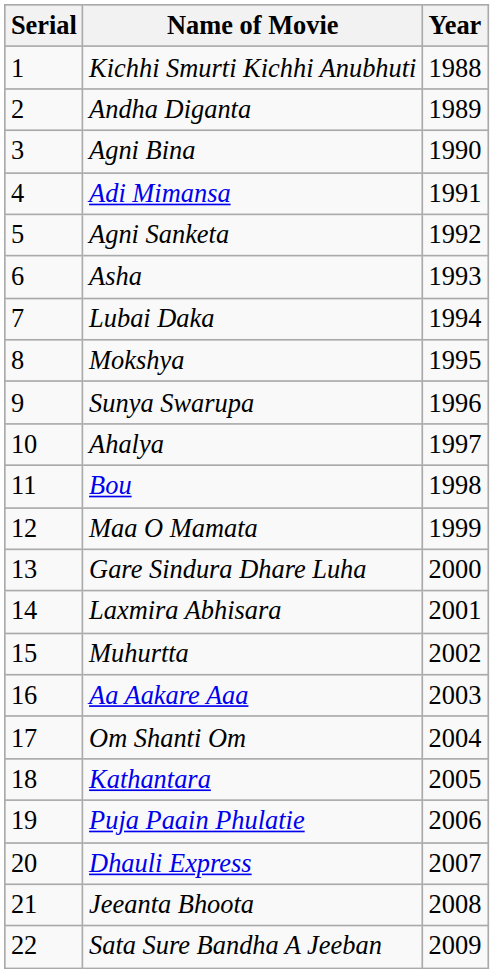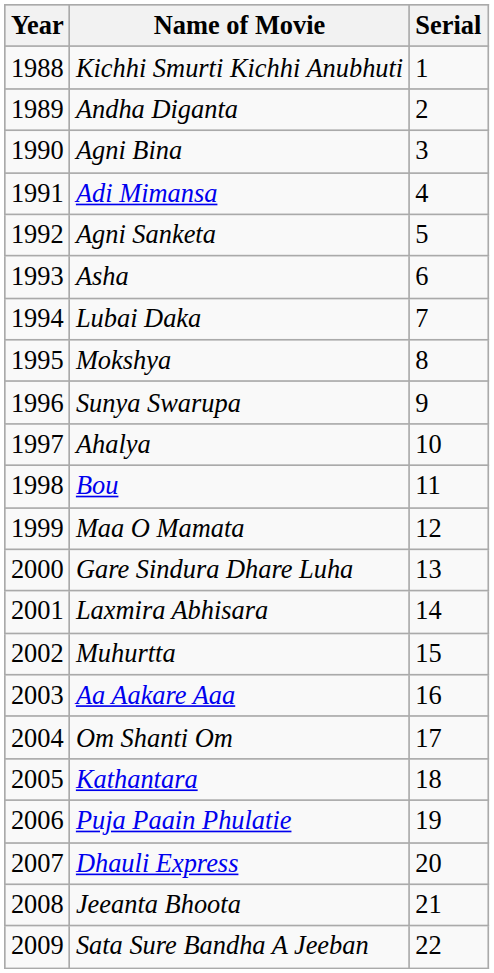columns swapped: (44, 25) <-> (455, 25)
